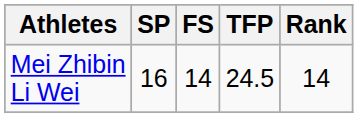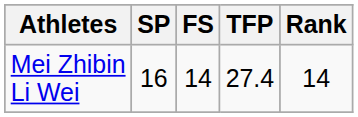(250, 78) 24.5 -> (250, 78) 27.4
